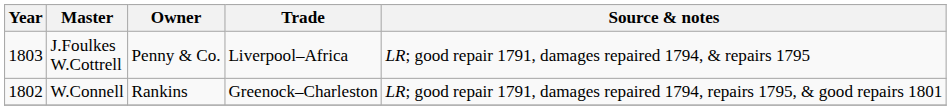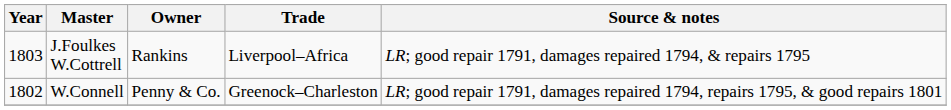(176, 54) Penny & Co. -> (160, 54) Rankins
(160, 91) Rankins -> (176, 91) Penny & Co.
